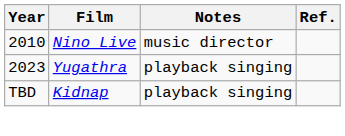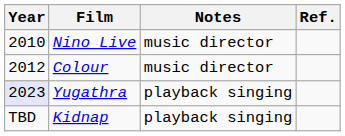+ row: (81, 68)
(27, 68) no background -> (27, 93) lavender background
